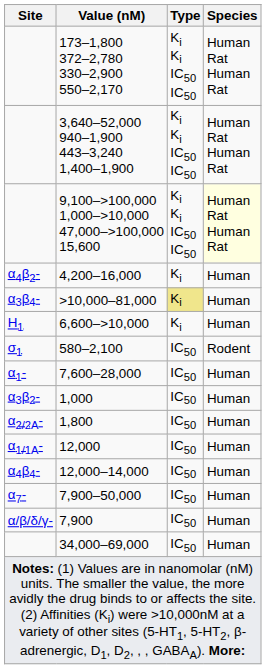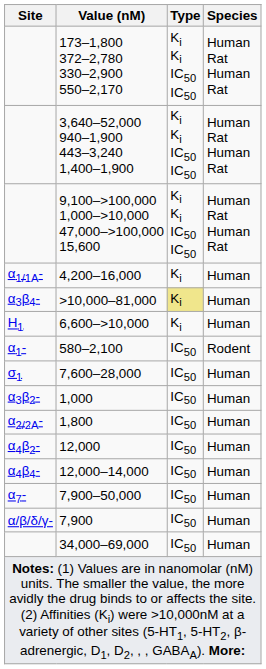(229, 223) lightyellow background -> (229, 223) no background
(24, 275) α4β2- -> (25, 275) α1/1A-
(15, 349) σ1 -> (17, 349) α1-
(17, 373) α1- -> (15, 373) σ1
(25, 447) α1/1A- -> (24, 447) α4β2-
